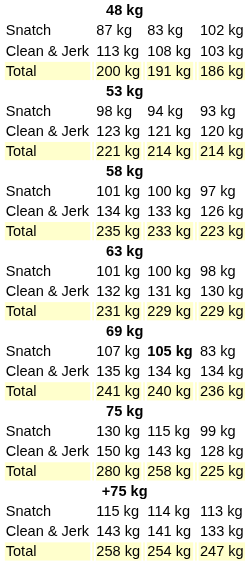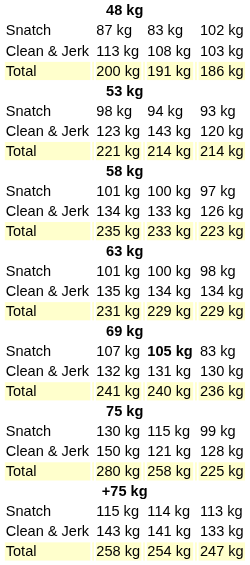(169, 131) 121 kg -> (169, 131) 143 kg
rows swapped: (47, 291) <-> (47, 371)
(169, 451) 143 kg -> (169, 451) 121 kg
